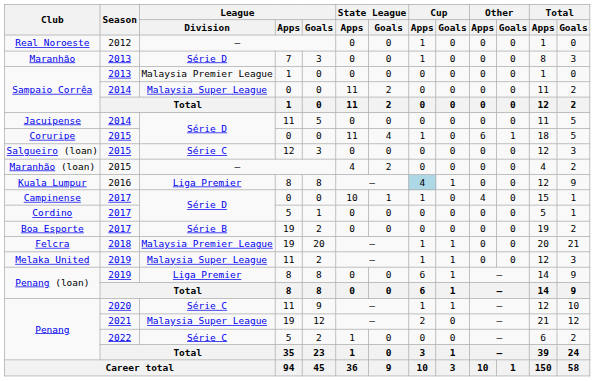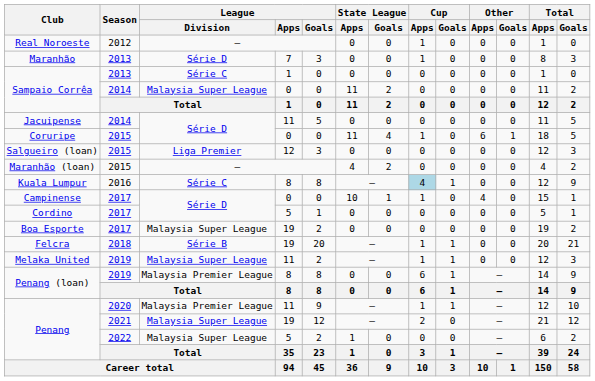(207, 74) Malaysia Premier League -> (207, 74) Série C
(207, 151) Série C -> (207, 151) Liga Premier
(207, 182) Liga Premier -> (207, 182) Série C
(207, 229) Série B -> (207, 229) Malaysia Super League
(207, 244) Malaysia Premier League -> (207, 244) Série B
(207, 275) Liga Premier -> (207, 275) Malaysia Premier League
(207, 306) Série C -> (207, 306) Malaysia Premier League
(207, 337) Série C -> (207, 337) Malaysia Super League
